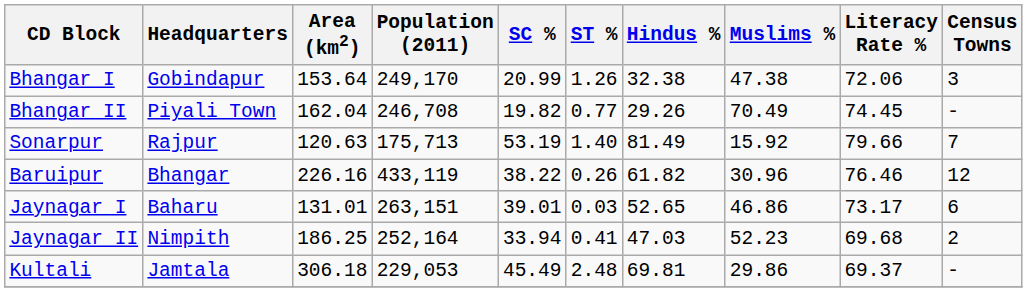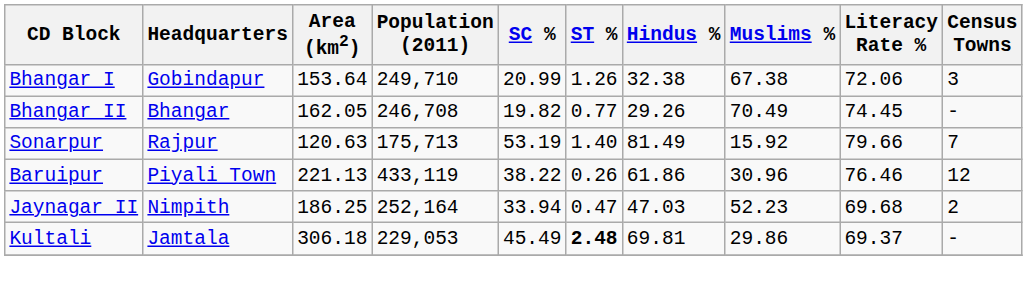(418, 80) 249,170 -> (418, 80) 249,710
(759, 80) 47.38 -> (759, 80) 67.38
(212, 112) Piyali Town -> (188, 112) Bhangar
(332, 112) 162.04 -> (332, 112) 162.05
(188, 175) Bhangar -> (212, 175) Piyali Town
(332, 175) 226.16 -> (332, 175) 221.13
(656, 175) 61.82 -> (656, 175) 61.86
- row: (68, 207)
(594, 239) 0.41 -> (594, 207) 0.47
(594, 271) normal -> (594, 239) bold
